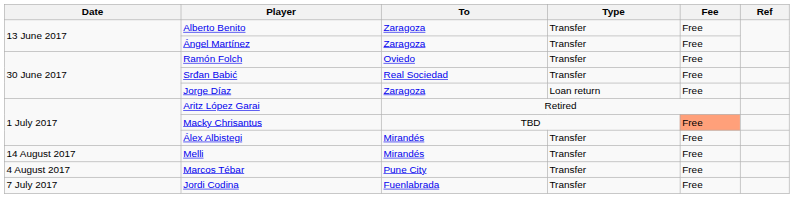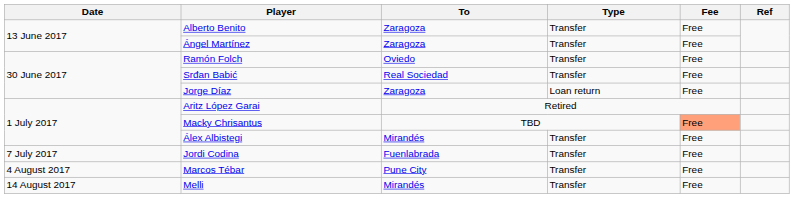rows swapped: (211, 185) <-> (193, 153)
